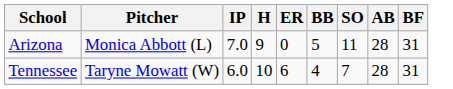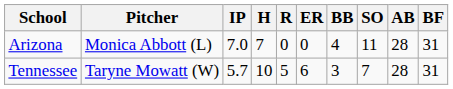+ column: (286, 17)
(260, 44) 9 -> (260, 44) 7
(315, 44) 5 -> (335, 44) 4
(237, 71) 6.0 -> (237, 71) 5.7
(315, 71) 4 -> (335, 71) 3
